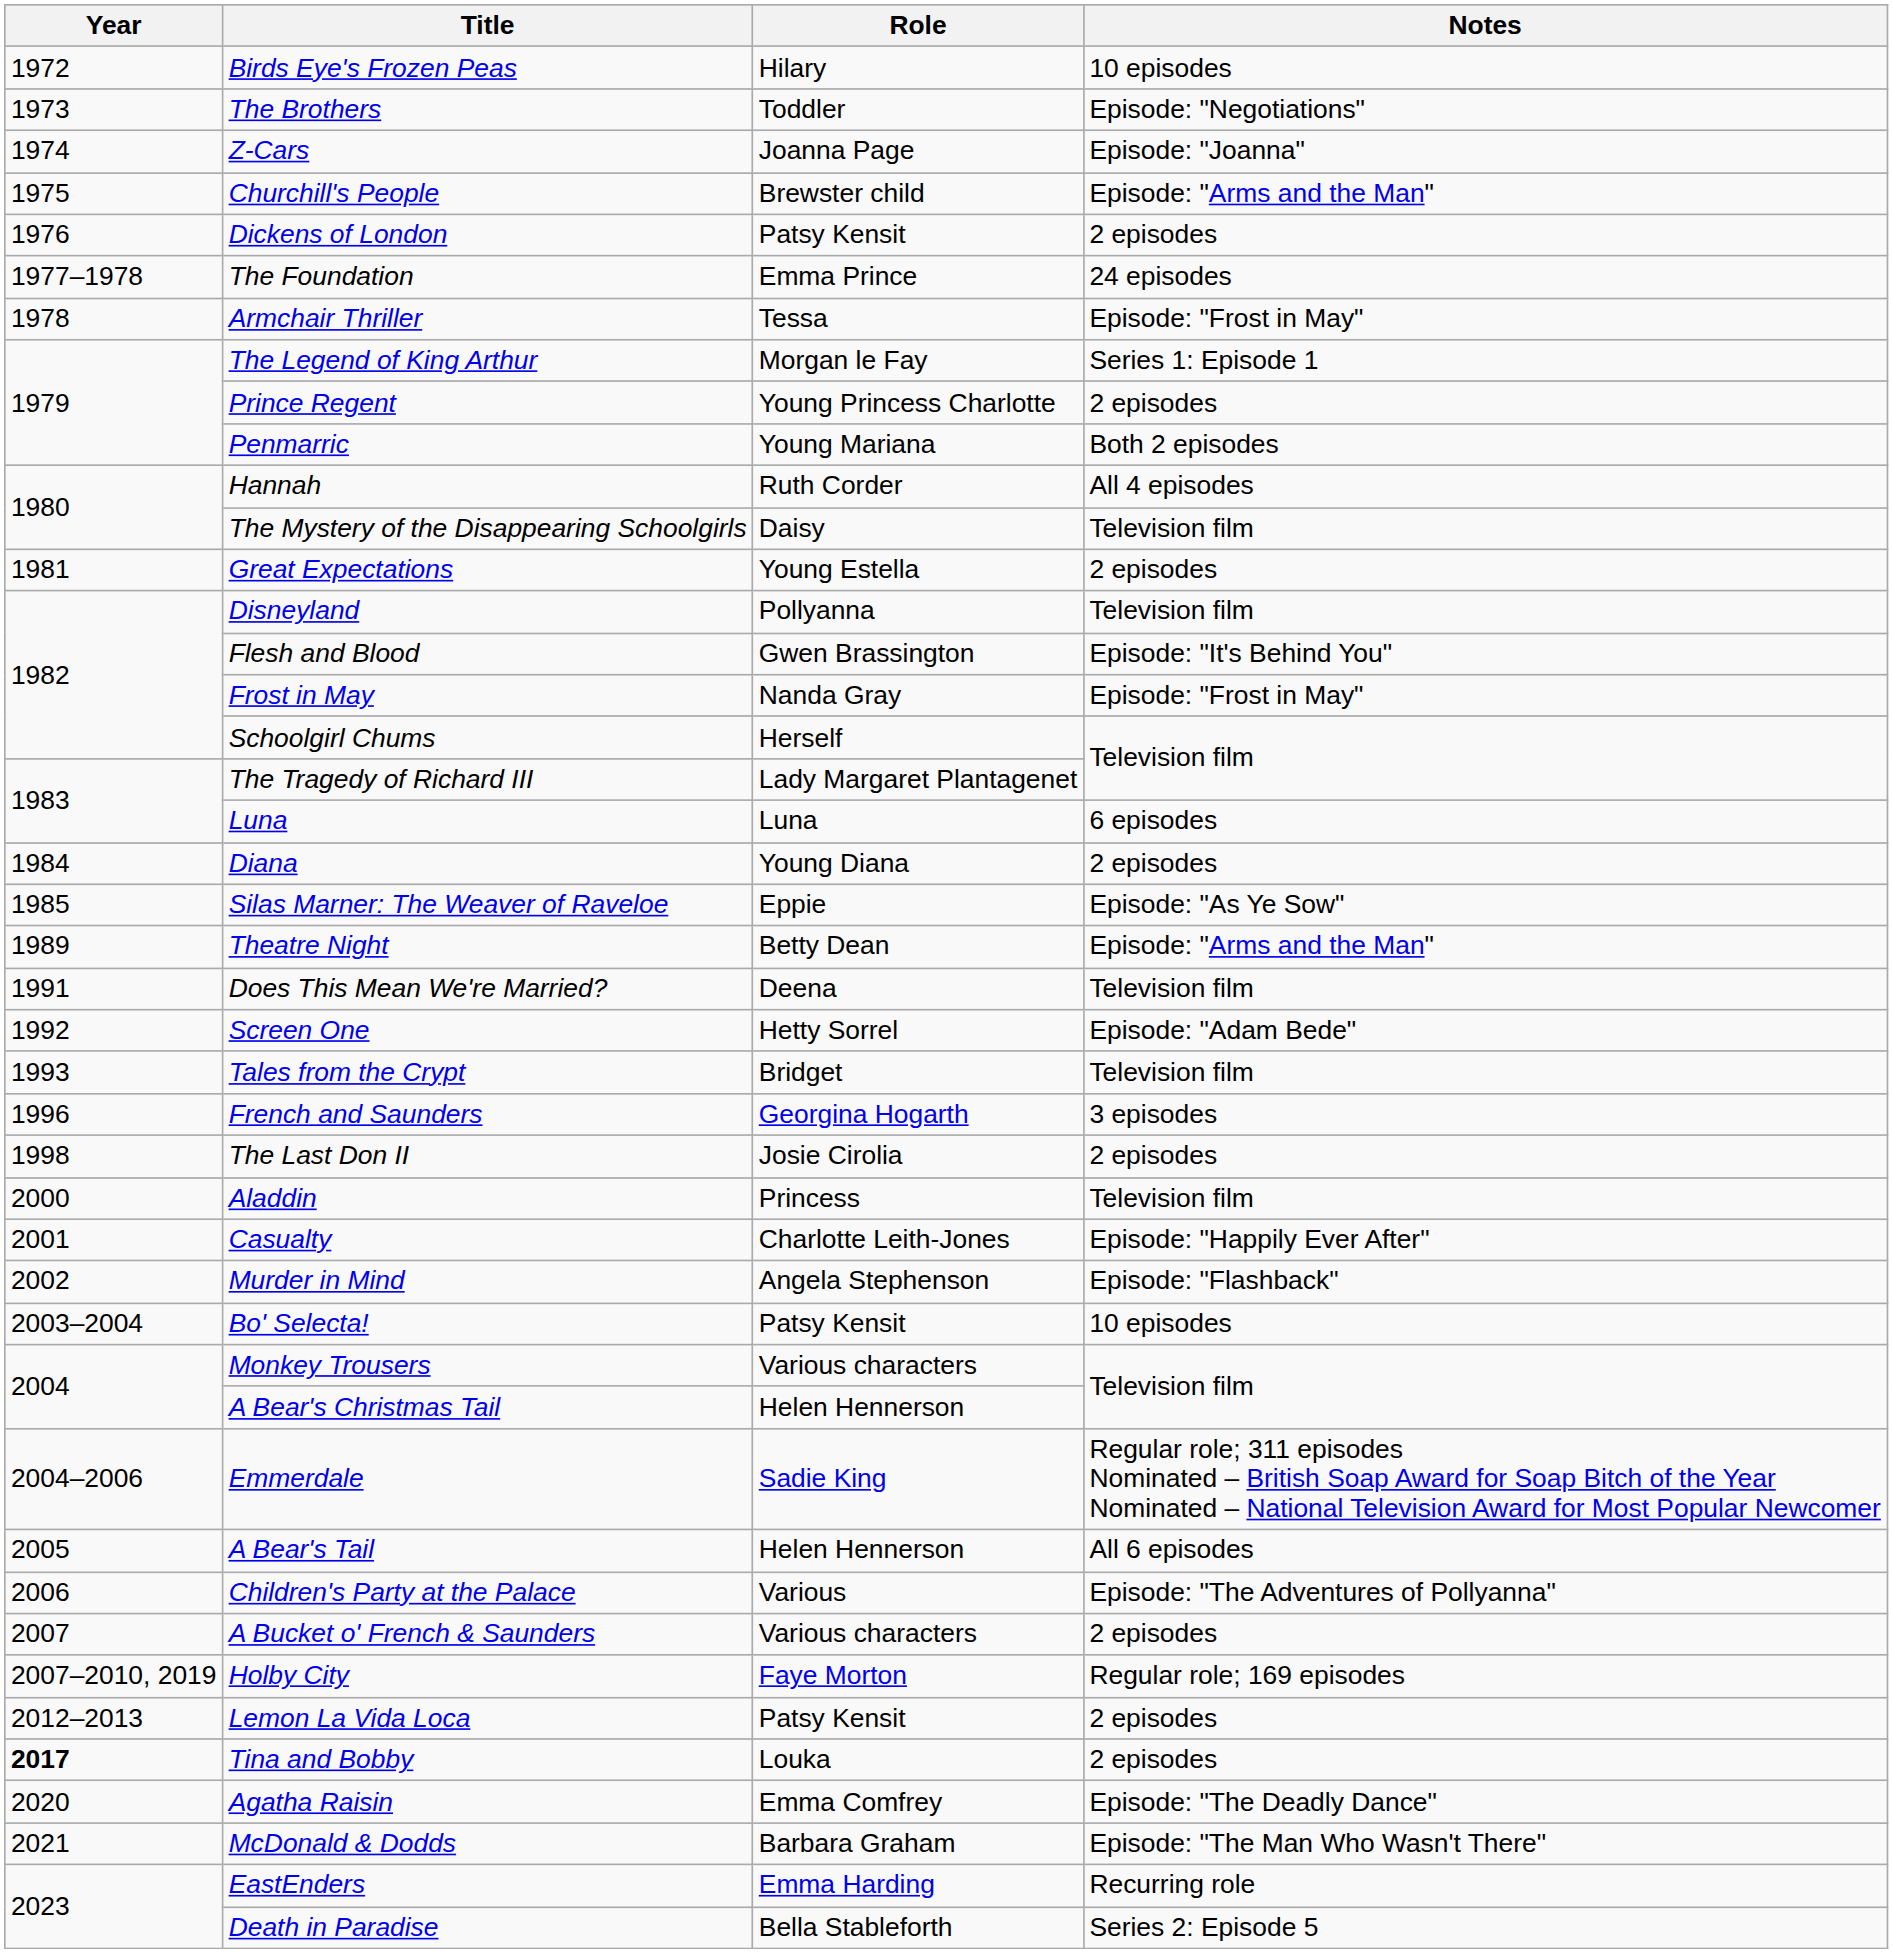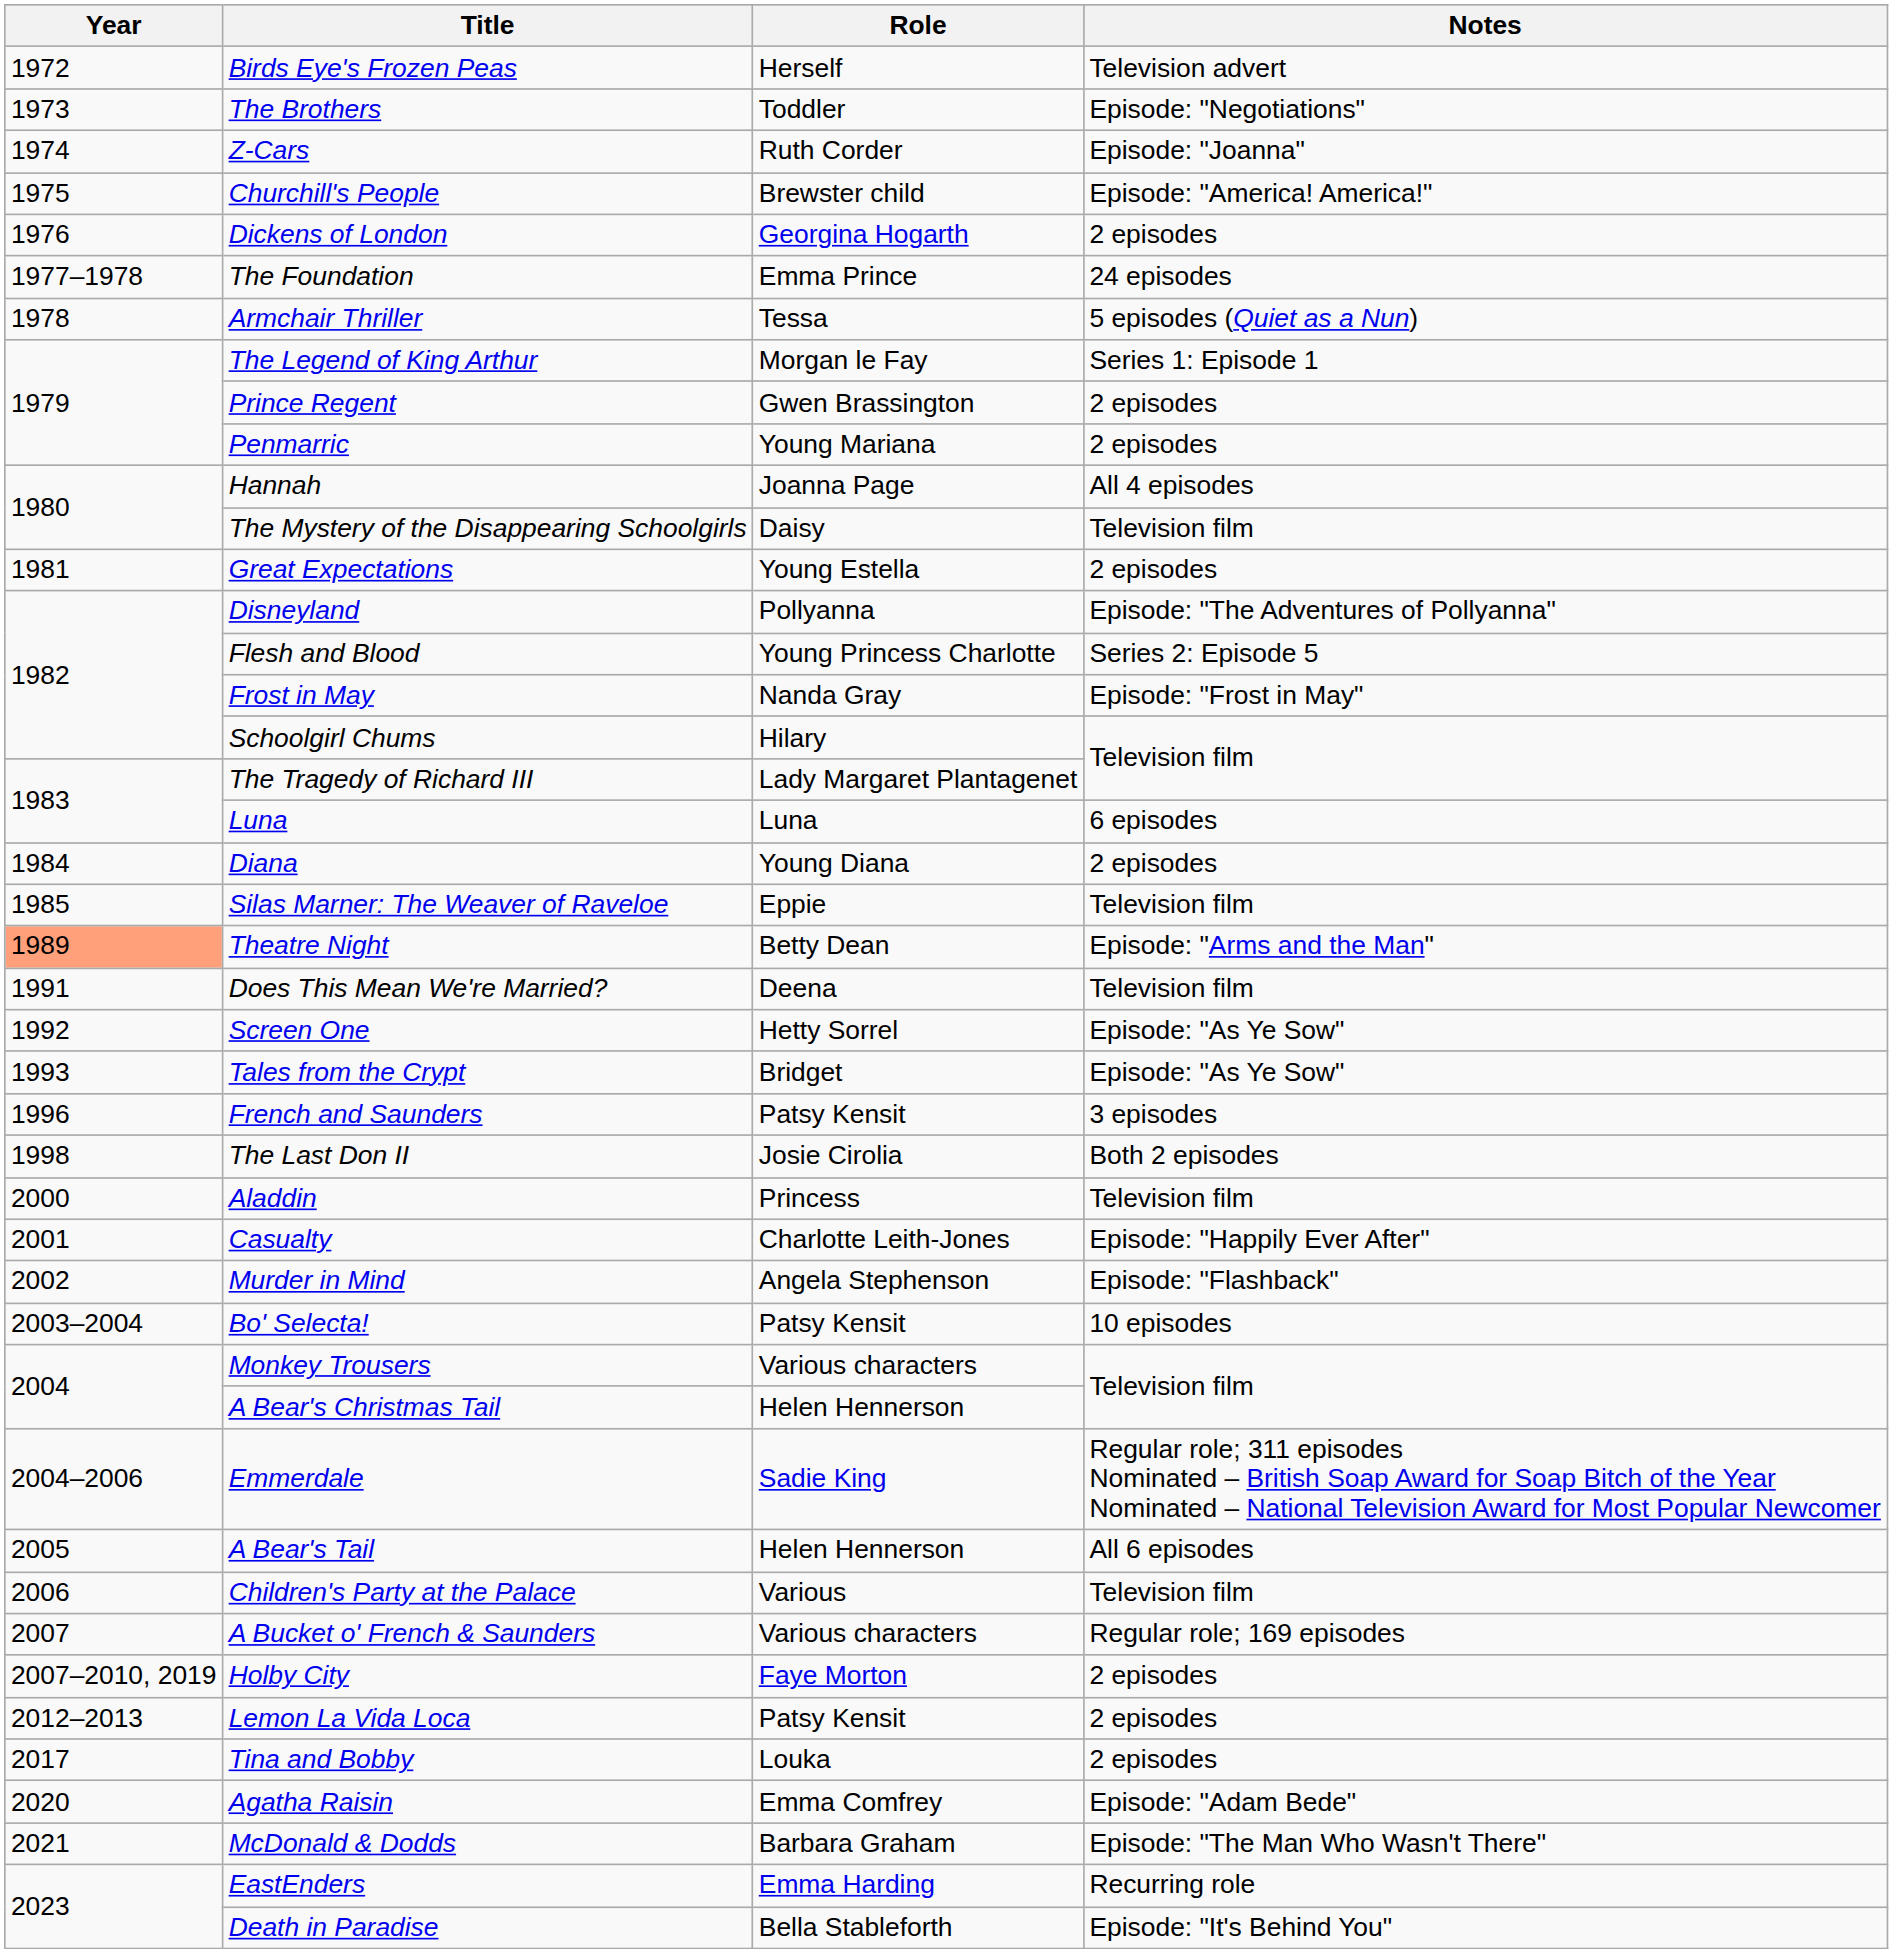(793, 67) Hilary -> (801, 67) Herself
(1161, 67) 10 episodes -> (1188, 67) Television advert
(837, 151) Joanna Page -> (831, 151) Ruth Corder
(1262, 192) Episode: "Arms and the Man" -> (1261, 192) Episode: "America! America!"
(832, 234) Patsy Kensit -> (864, 234) Georgina Hogarth
(1226, 318) Episode: "Frost in May" -> (1254, 318) 5 episodes (Quiet as a Nun)
(907, 402) Young Princess Charlotte -> (867, 402) Gwen Brassington
(1184, 444) Both 2 episodes -> (1153, 444) 2 episodes
(831, 485) Ruth Corder -> (837, 485) Joanna Page
(1172, 611) Television film -> (1323, 611) Episode: "The Adventures of Pollyanna"
(867, 653) Gwen Brassington -> (907, 653) Young Princess Charlotte
(1241, 653) Episode: "It's Behind You" -> (1204, 653) Series 2: Episode 5
(801, 737) Herself -> (793, 737) Hilary
(1217, 904) Episode: "As Ye Sow" -> (1172, 904) Television film
(40, 946) no background -> (40, 946) lightsalmon background
(1223, 1030) Episode: "Adam Bede" -> (1217, 1030) Episode: "As Ye Sow"
(1172, 1072) Television film -> (1217, 1072) Episode: "As Ye Sow"
(864, 1114) Georgina Hogarth -> (832, 1114) Patsy Kensit
(1153, 1155) 2 episodes -> (1184, 1155) Both 2 episodes
(1323, 1592) Episode: "The Adventures of Pollyanna" -> (1172, 1592) Television film
(1153, 1633) 2 episodes -> (1247, 1633) Regular role; 169 episodes
(1247, 1675) Regular role; 169 episodes -> (1153, 1675) 2 episodes
(40, 1759) bold -> (40, 1759) normal
(1263, 1801) Episode: "The Deadly Dance" -> (1223, 1801) Episode: "Adam Bede"
(1204, 1927) Series 2: Episode 5 -> (1241, 1927) Episode: "It's Behind You"
